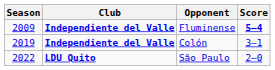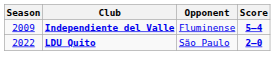- row: (193, 42)
(254, 58) normal -> (254, 42) bold
